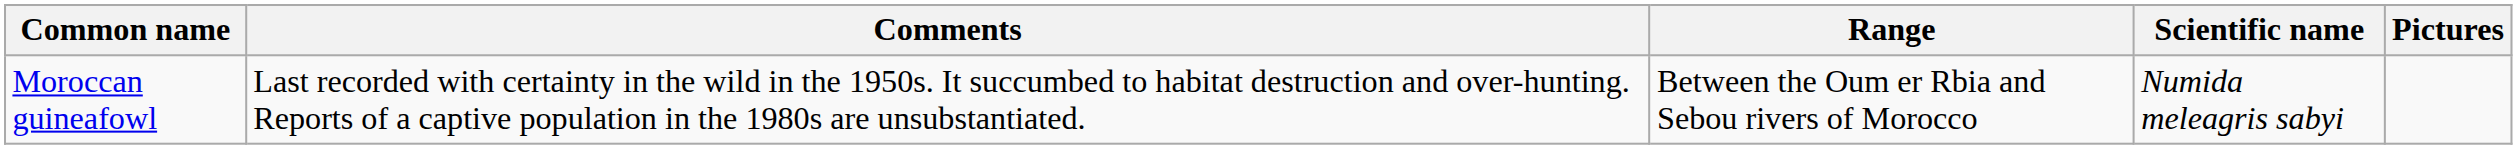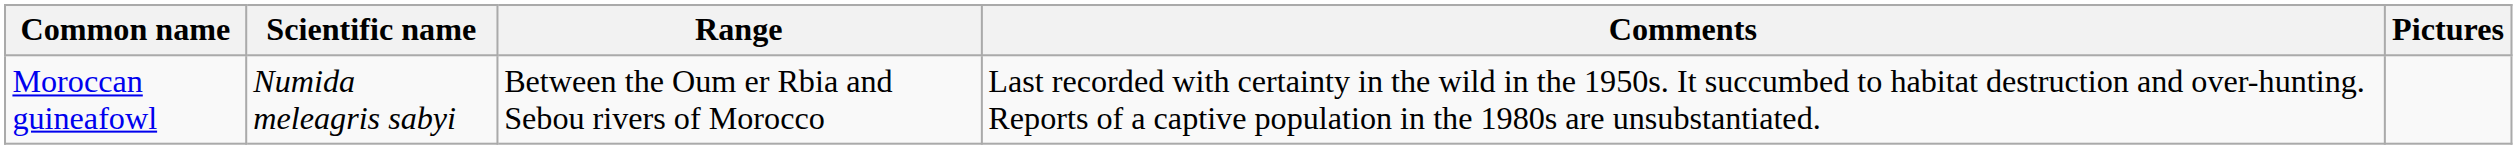columns swapped: (2259, 30) <-> (948, 30)
